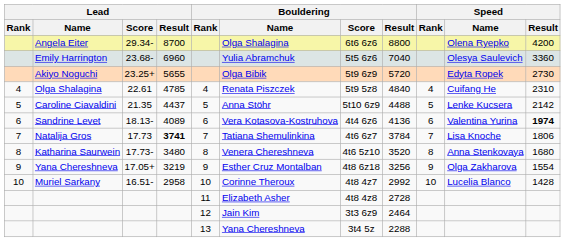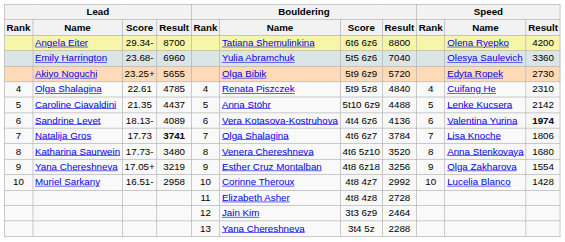(255, 43) Olga Shalagina -> (268, 43) Tatiana Shemulinkina
(268, 136) Tatiana Shemulinkina -> (255, 136) Olga Shalagina
